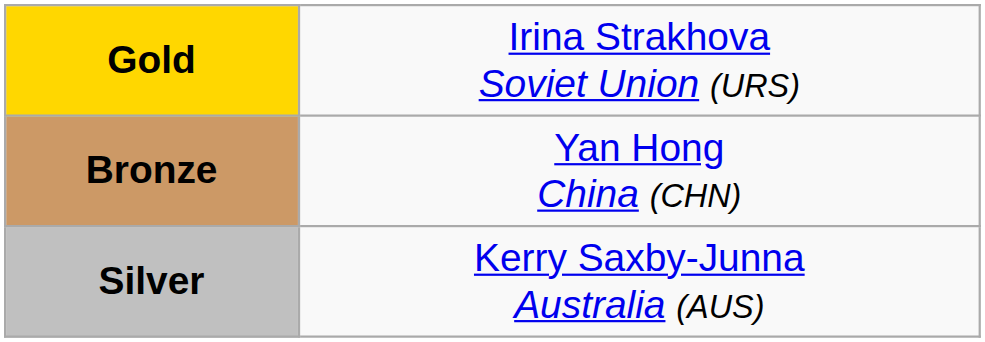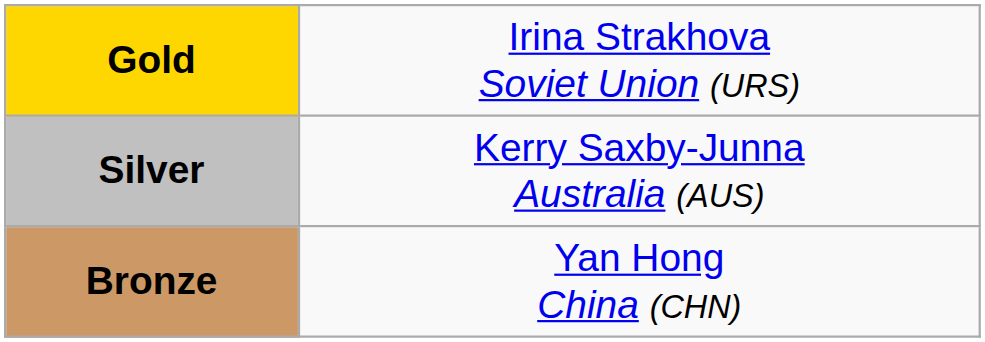rows swapped: (152, 280) <-> (152, 169)
